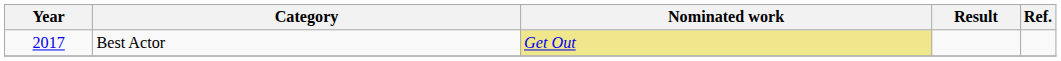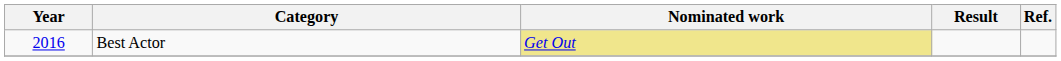(49, 42) 2017 -> (49, 42) 2016
